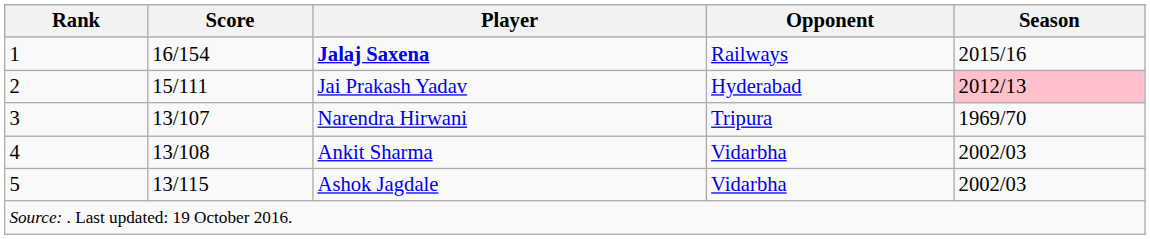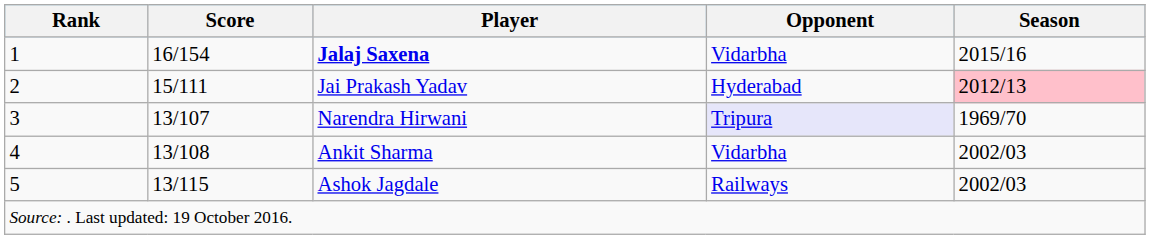(750, 53) Railways -> (749, 53) Vidarbha
(742, 119) no background -> (742, 119) lavender background
(749, 184) Vidarbha -> (750, 184) Railways
